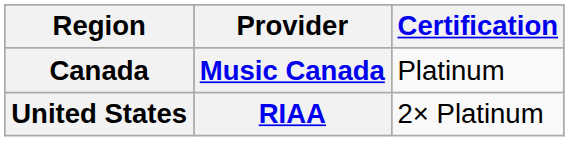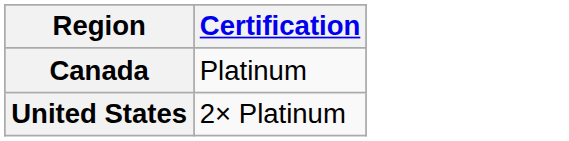- column: (292, 26)
